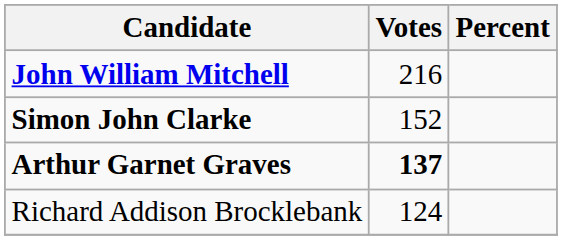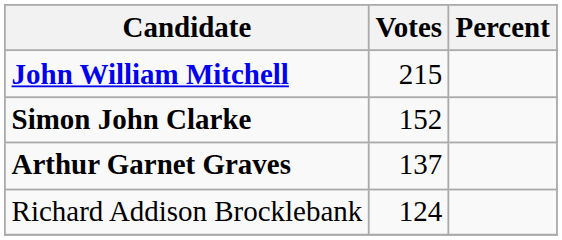(420, 73) 216 -> (420, 73) 215
(420, 165) bold -> (420, 165) normal
